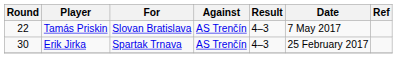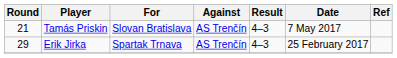(23, 28) 22 -> (23, 28) 21
(23, 45) 30 -> (23, 45) 29
